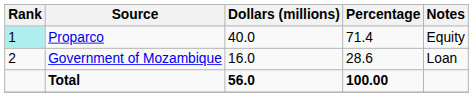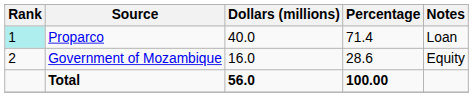(446, 37) Equity -> (442, 37) Loan
(442, 59) Loan -> (446, 59) Equity
